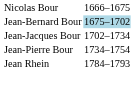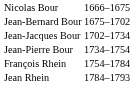(107, 21) lightblue background -> (107, 21) no background
+ row: (35, 64)
